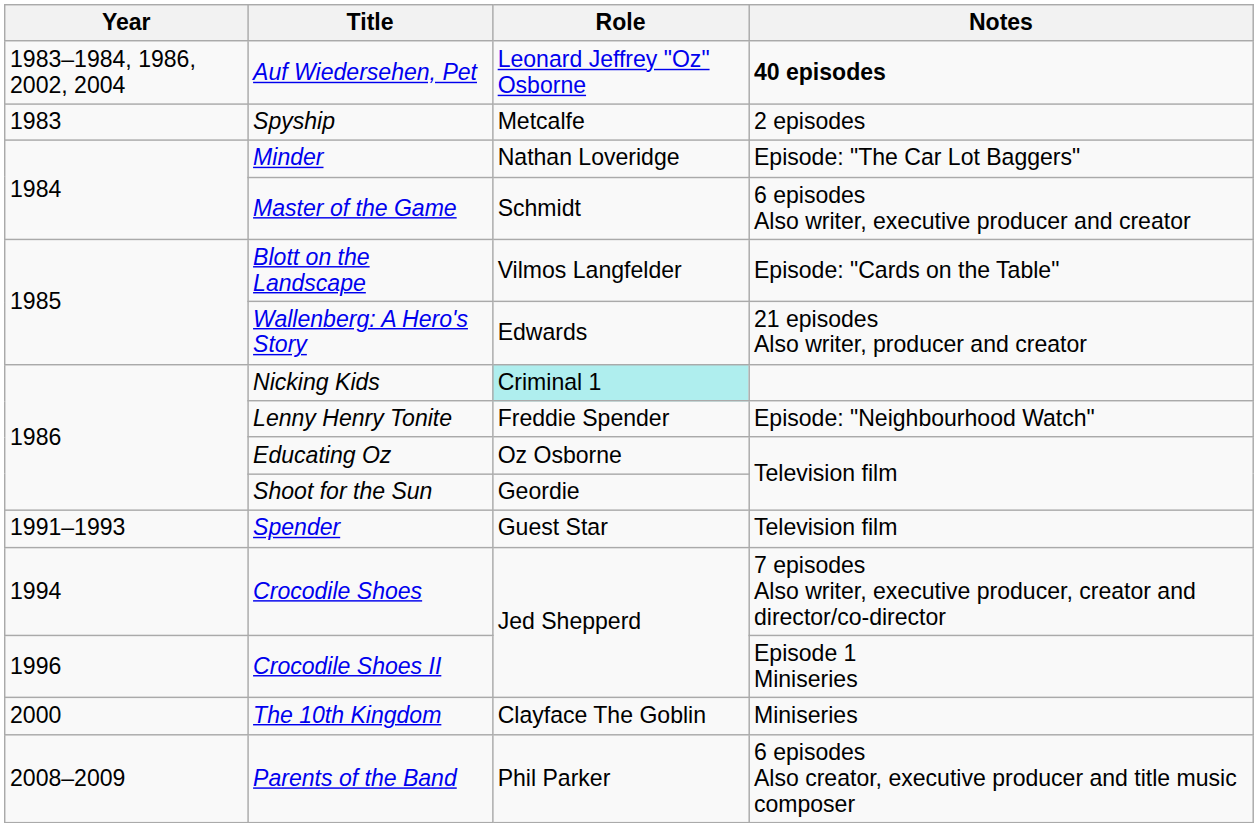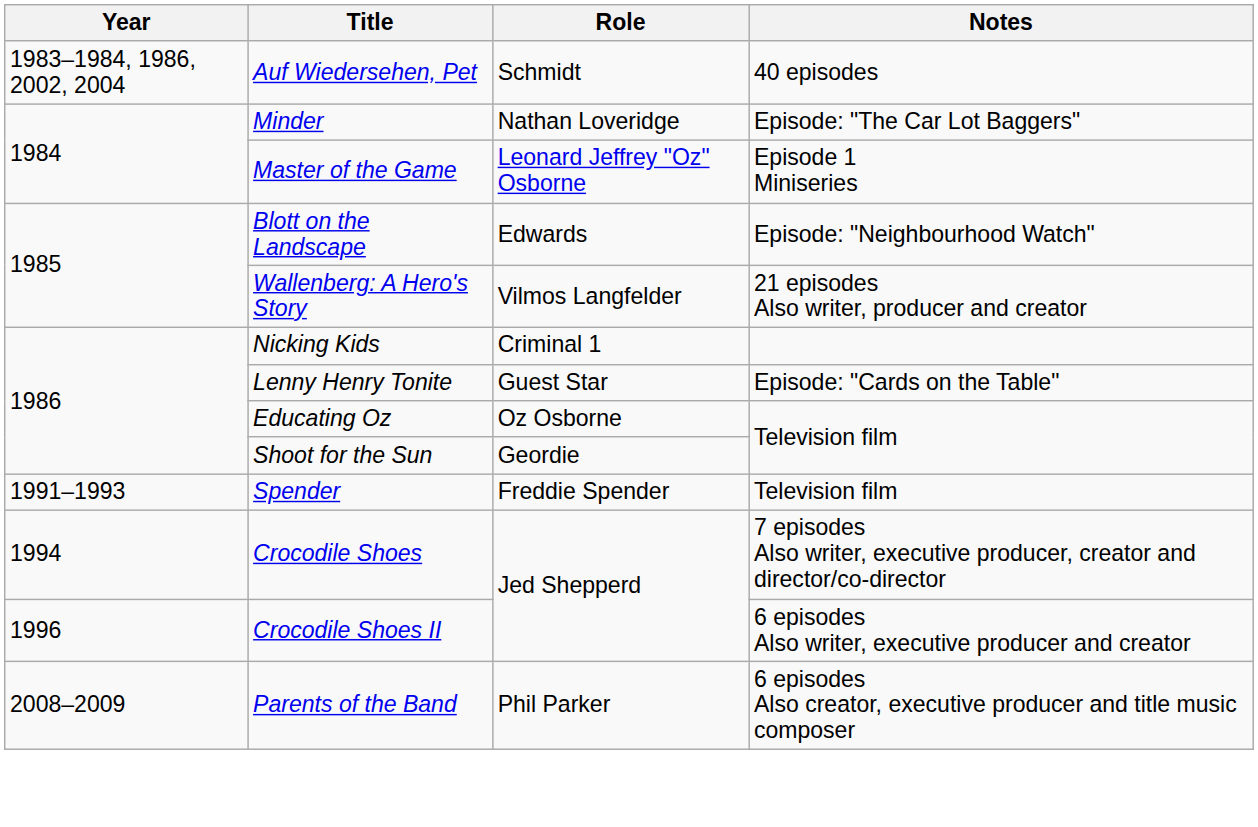(604, 72) Leonard Jeffrey "Oz" Osborne -> (539, 72) Schmidt
(820, 72) bold -> (816, 72) normal
- row: (294, 121)
(539, 207) Schmidt -> (604, 171) Leonard Jeffrey "Oz" Osborne
(972, 207) 6 episodes Also writer, executive producer and creator -> (806, 171) Episode 1 Miniseries
(590, 270) Vilmos Langfelder -> (542, 233) Edwards
(907, 270) Episode: "Cards on the Table" -> (924, 233) Episode: "Neighbourhood Watch"
(542, 332) Edwards -> (590, 296) Vilmos Langfelder
(550, 382) paleturquoise background -> (550, 345) no background
(583, 418) Freddie Spender -> (553, 382) Guest Star
(924, 418) Episode: "Neighbourhood Watch" -> (907, 382) Episode: "Cards on the Table"
(553, 528) Guest Star -> (583, 491) Freddie Spender
(806, 666) Episode 1 Miniseries -> (972, 629) 6 episodes Also writer, executive producer and creator
- row: (347, 715)
